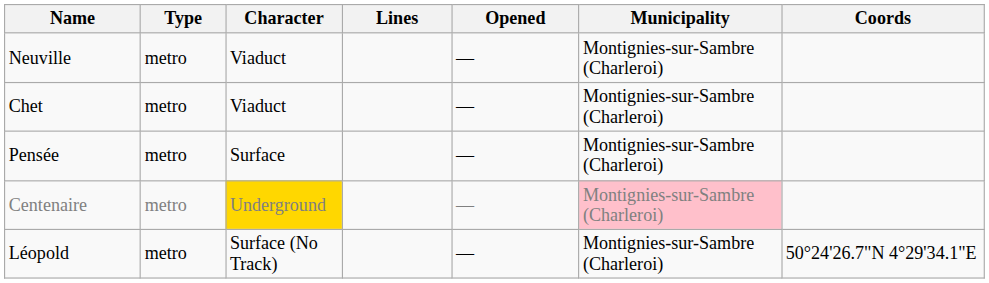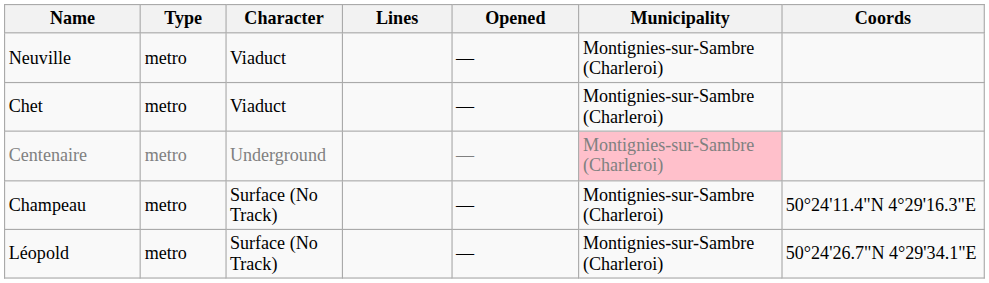- row: (34, 155)
(278, 204) gold background -> (278, 155) no background
+ row: (47, 204)
